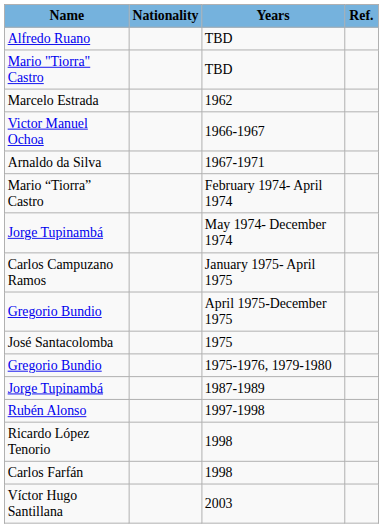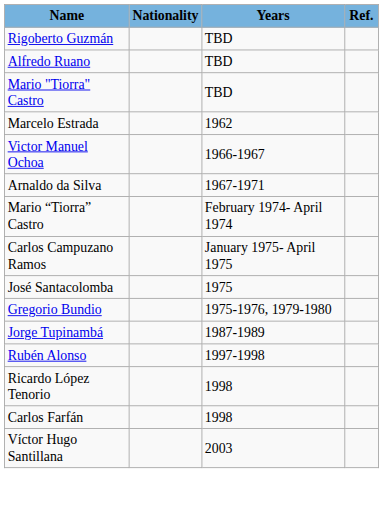+ row: (60, 38)
- row: (55, 233)
- row: (55, 311)
